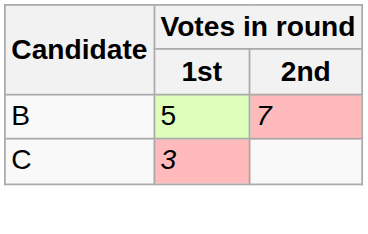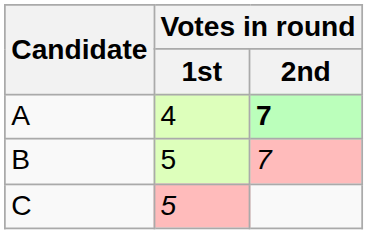+ row: (21, 116)
(168, 160) 3 -> (168, 205) 5
